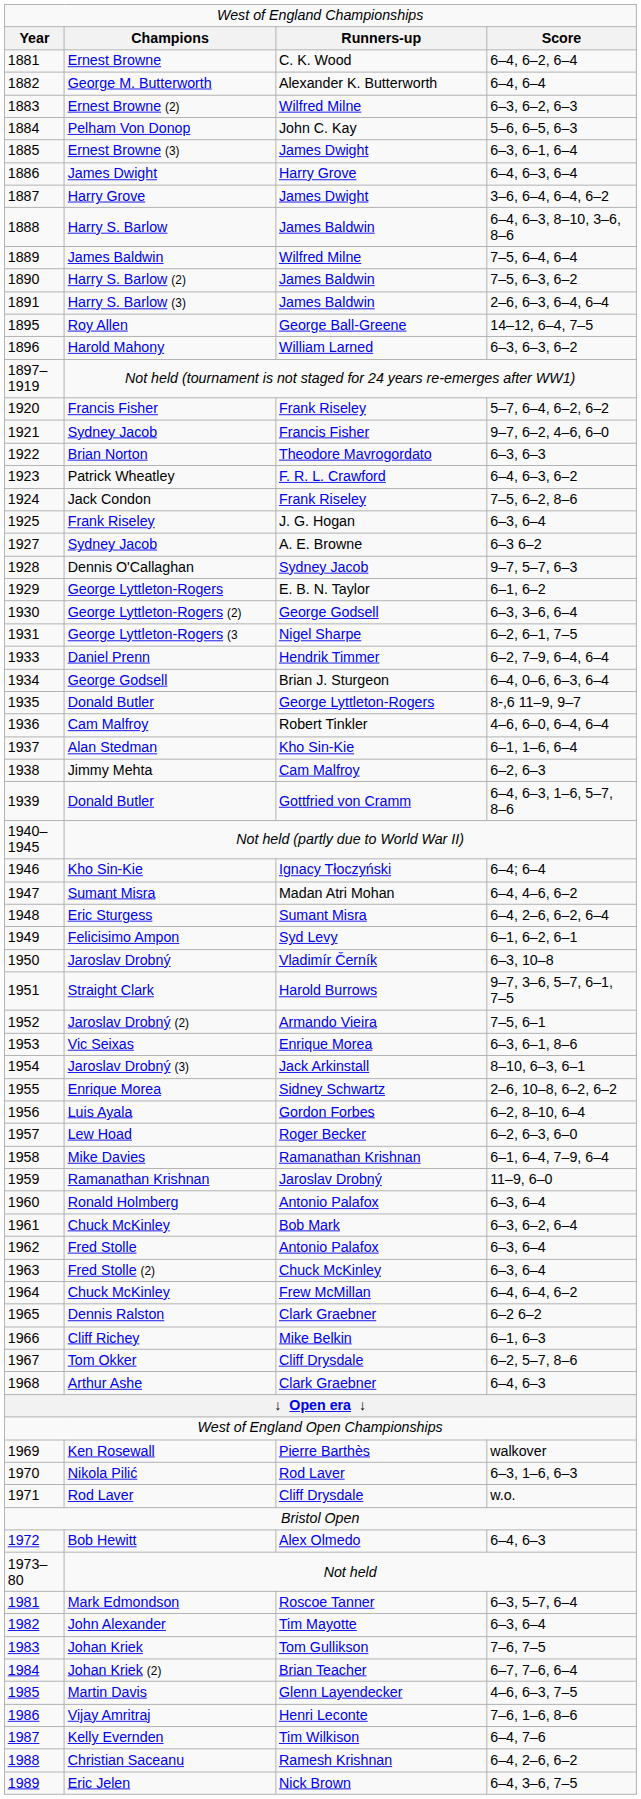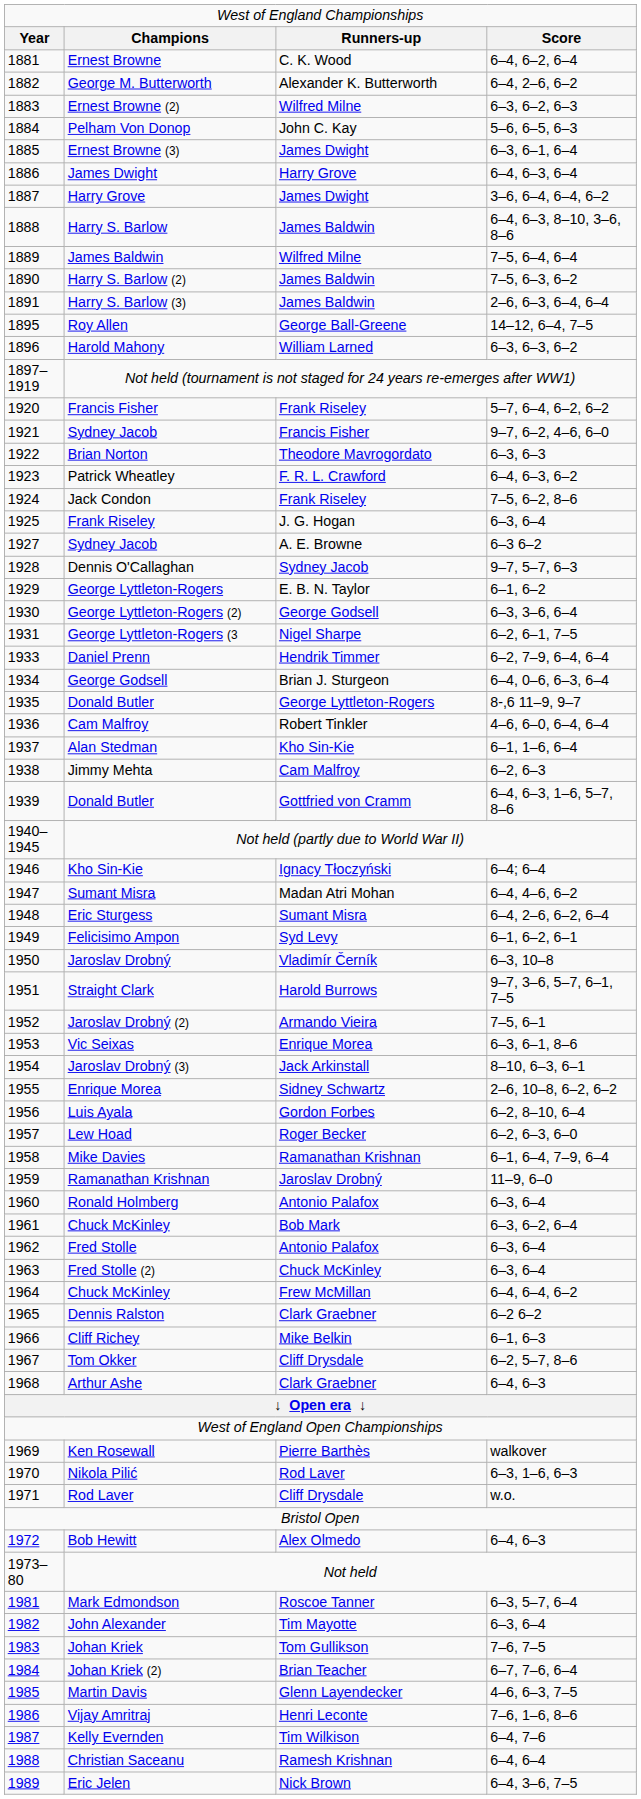(518, 83) 6–4, 6–4 -> (534, 83) 6–4, 2–6, 6–2
(534, 1760) 6–4, 2–6, 6–2 -> (518, 1760) 6–4, 6–4
